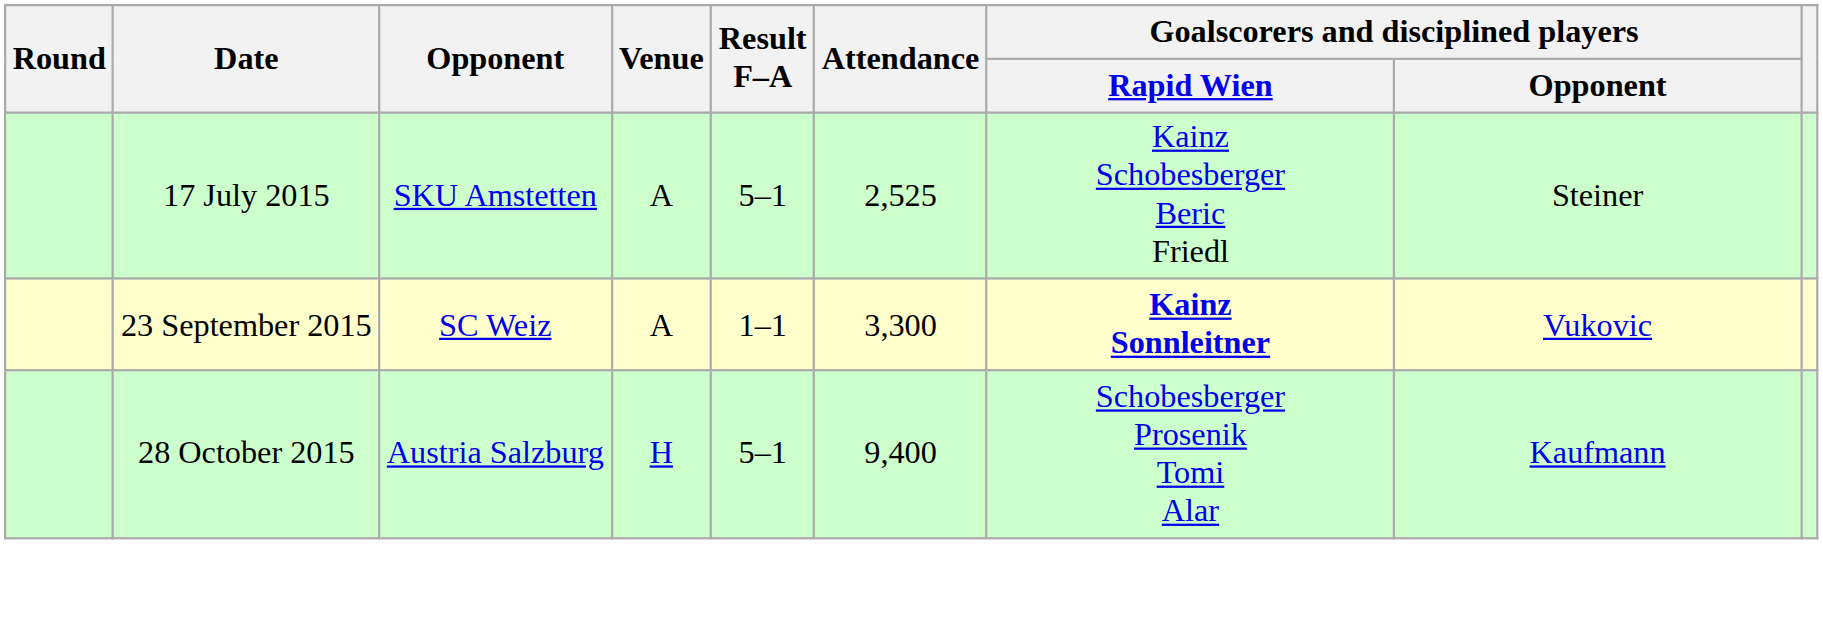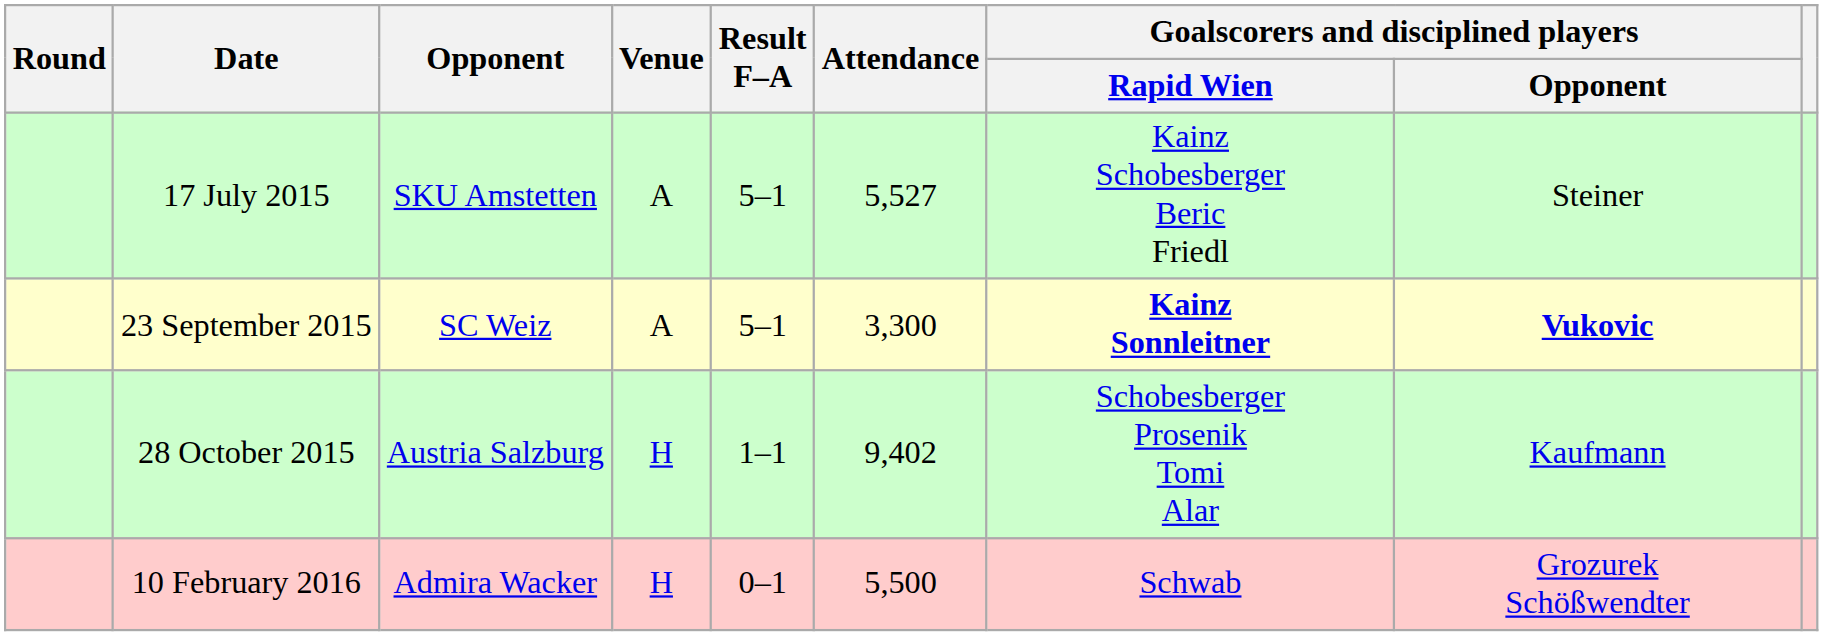(901, 195) 2,525 -> (901, 195) 5,527
(763, 324) 1–1 -> (763, 324) 5–1
(1598, 324) normal -> (1598, 324) bold
(763, 453) 5–1 -> (763, 453) 1–1
(901, 453) 9,400 -> (901, 453) 9,402
+ row: (246, 583)
